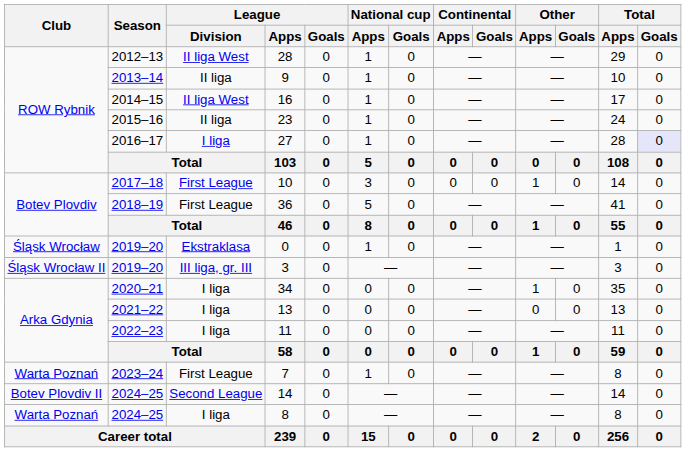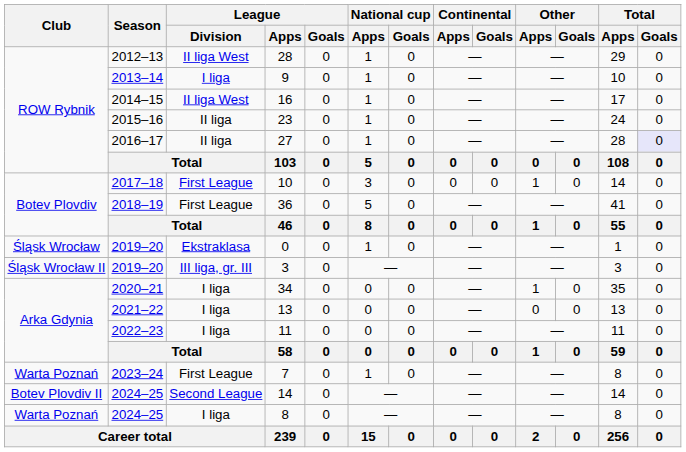(216, 78) II liga -> (216, 78) I liga
(216, 141) I liga -> (216, 141) II liga
